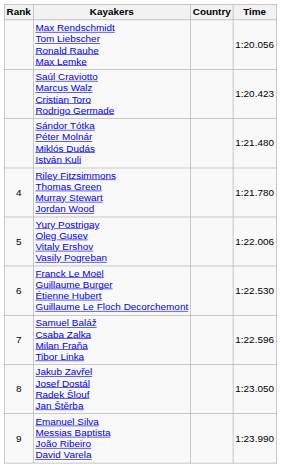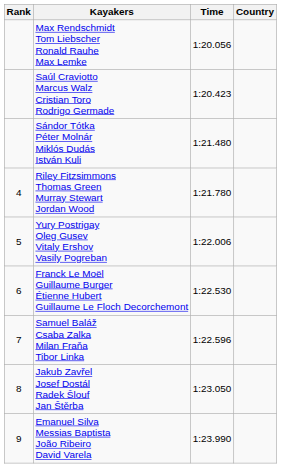columns swapped: (212, 12) <-> (255, 12)
